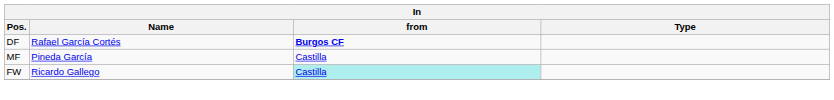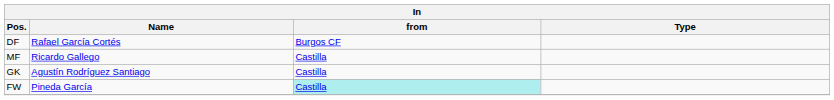(320, 42) bold -> (318, 42) normal
(62, 57) Pineda García -> (65, 57) Ricardo Gallego
+ row: (13, 72)
(65, 72) Ricardo Gallego -> (62, 87) Pineda García
